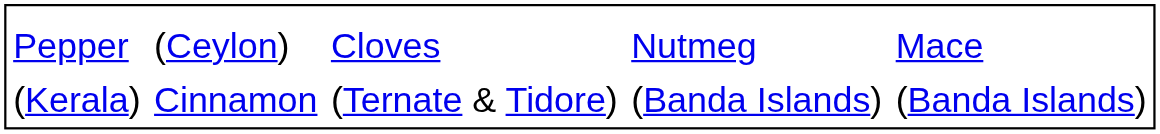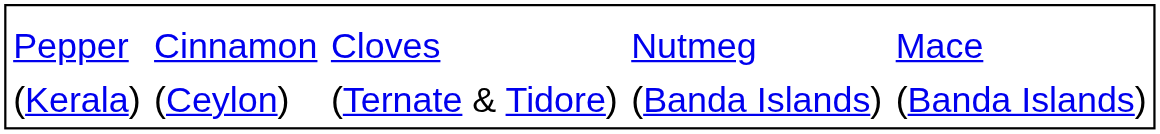(222, 45) (Ceylon) -> (236, 45) Cinnamon
(236, 99) Cinnamon -> (222, 99) (Ceylon)
